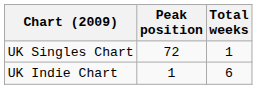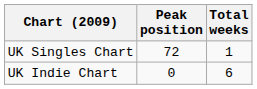(171, 73) 1 -> (171, 73) 0
